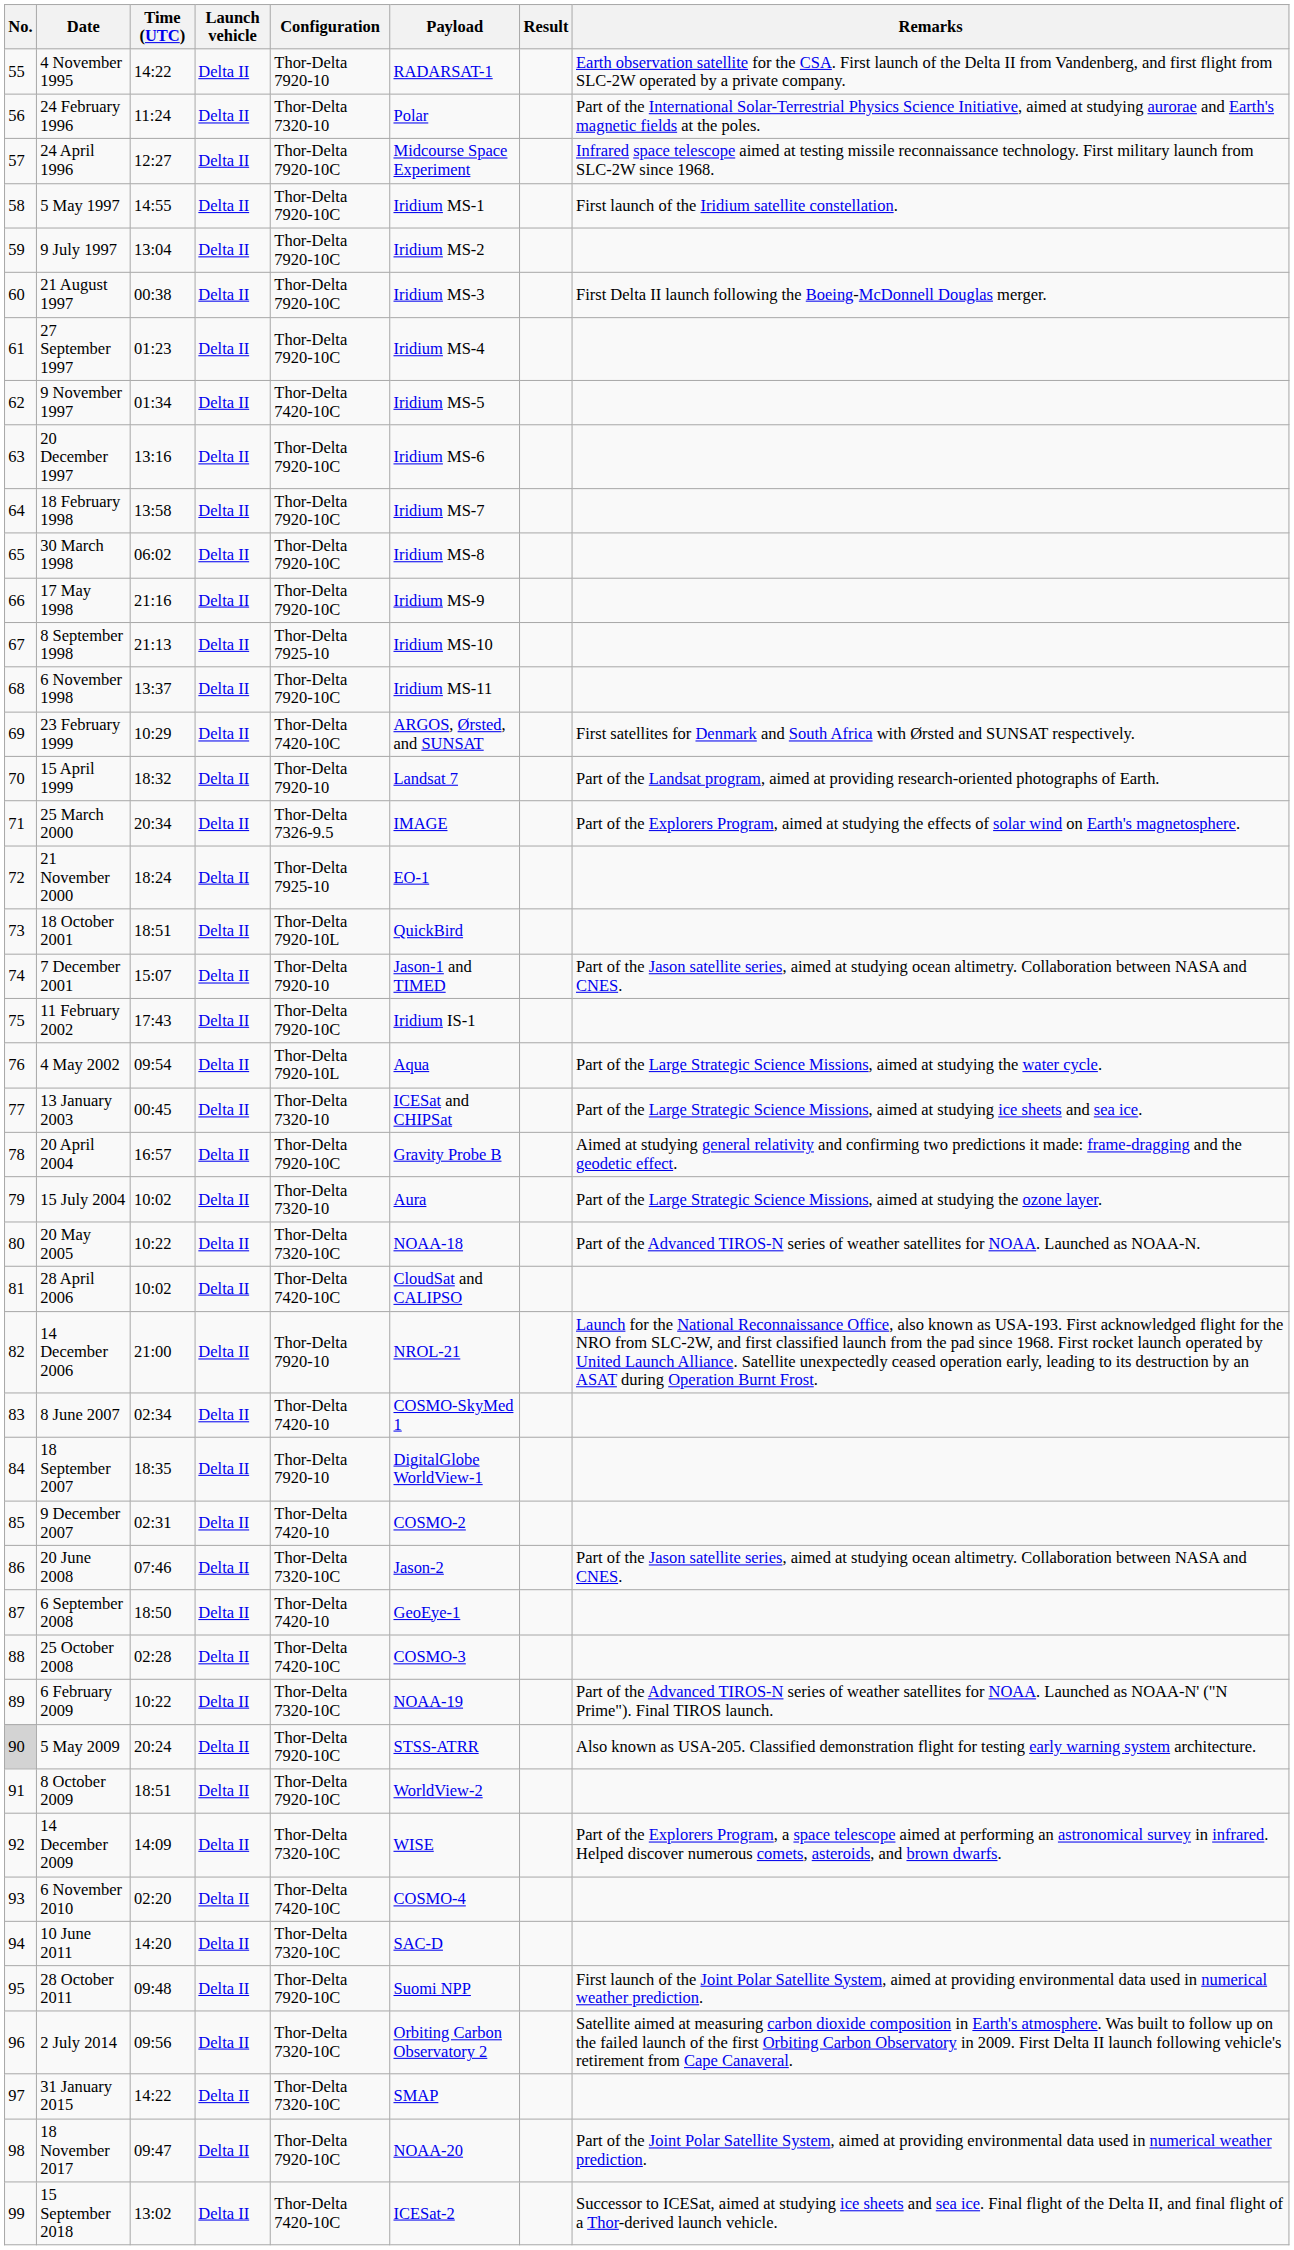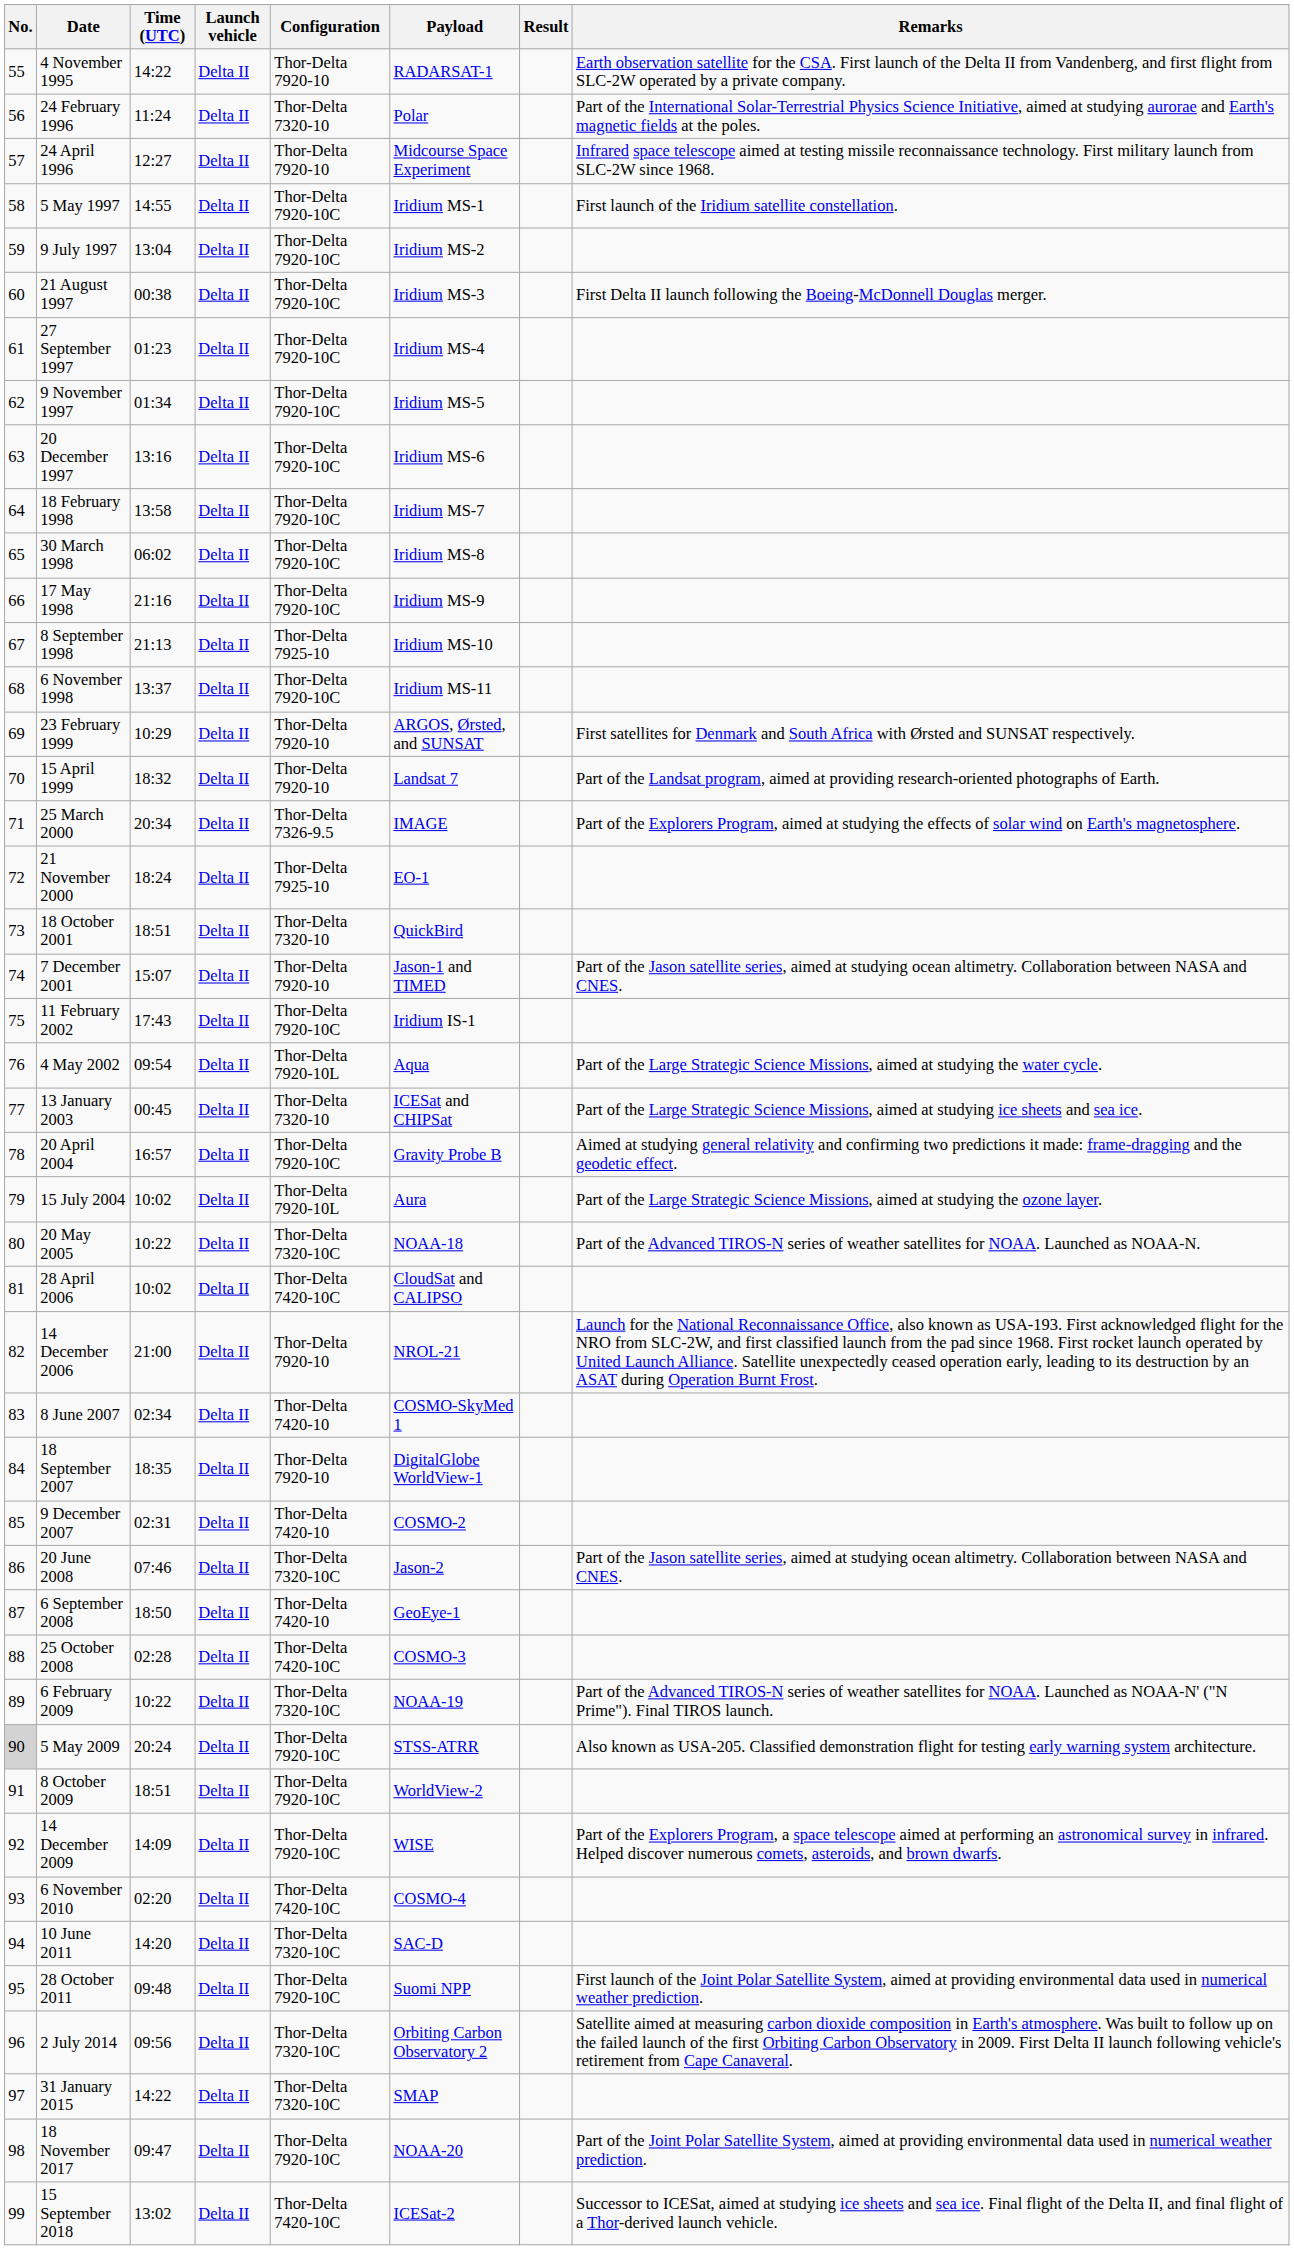(311, 160) Thor-Delta 7920-10C -> (311, 160) Thor-Delta 7920-10
(311, 402) Thor-Delta 7420-10C -> (311, 402) Thor-Delta 7920-10C
(311, 734) Thor-Delta 7420-10C -> (311, 734) Thor-Delta 7920-10
(311, 931) Thor-Delta 7920-10L -> (311, 931) Thor-Delta 7320-10
(311, 1199) Thor-Delta 7320-10 -> (311, 1199) Thor-Delta 7920-10L
(311, 1845) Thor-Delta 7320-10C -> (311, 1845) Thor-Delta 7920-10C
